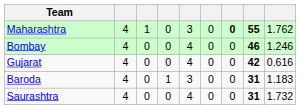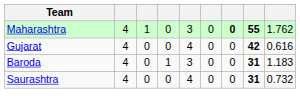- row: (26, 46)
(280, 96) 1.732 -> (280, 79) 0.732
